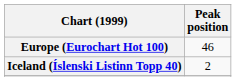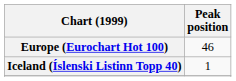(208, 66) 2 -> (208, 66) 1
